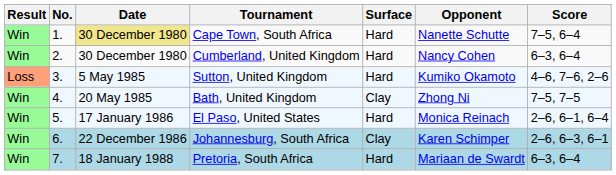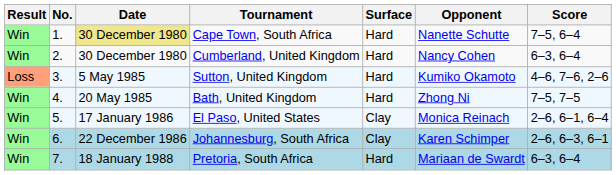(378, 96) Clay -> (379, 96) Hard
(379, 117) Hard -> (378, 117) Clay
